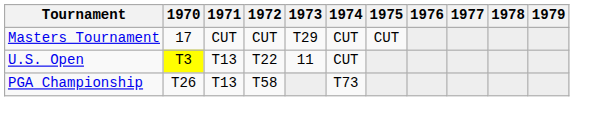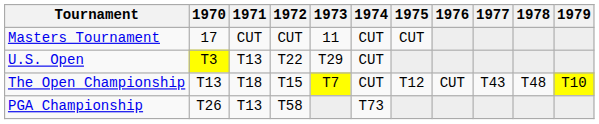(305, 39) T29 -> (331, 39) 11
(305, 62) 11 -> (331, 62) T29
+ row: (97, 84)
